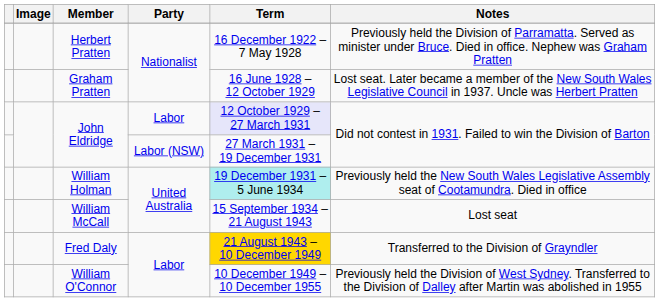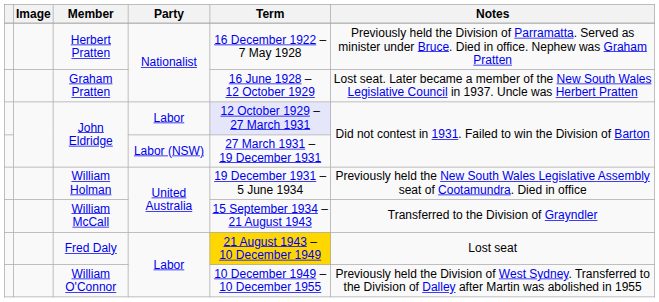(270, 183) paleturquoise background -> (270, 183) no background
(493, 215) Lost seat -> (493, 215) Transferred to the Division of Grayndler
(493, 248) Transferred to the Division of Grayndler -> (493, 248) Lost seat
